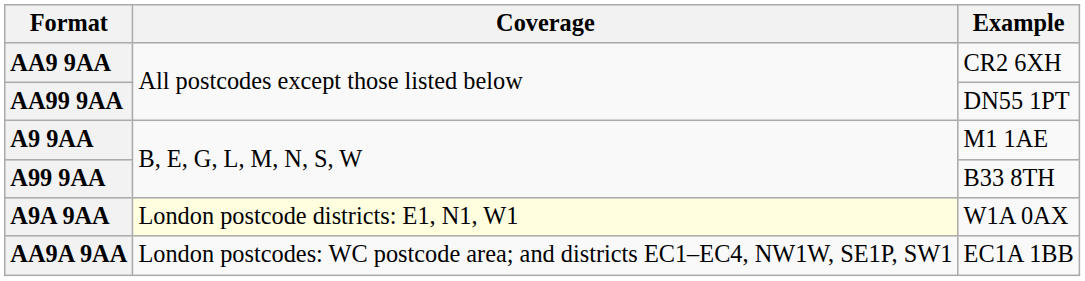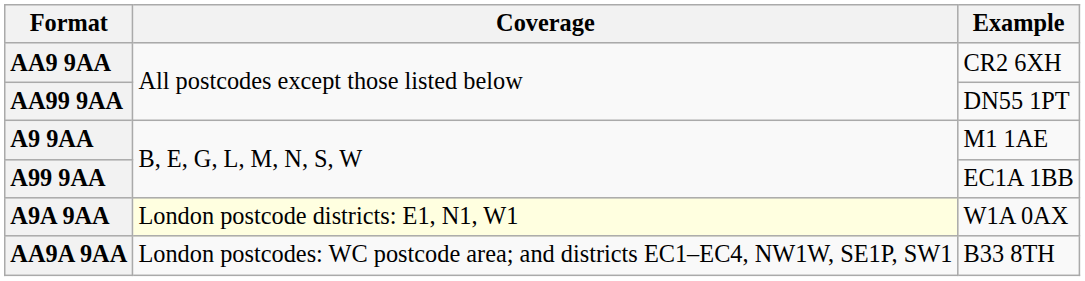(1009, 178) B33 8TH -> (1019, 178) EC1A 1BB
(1019, 255) EC1A 1BB -> (1009, 255) B33 8TH
